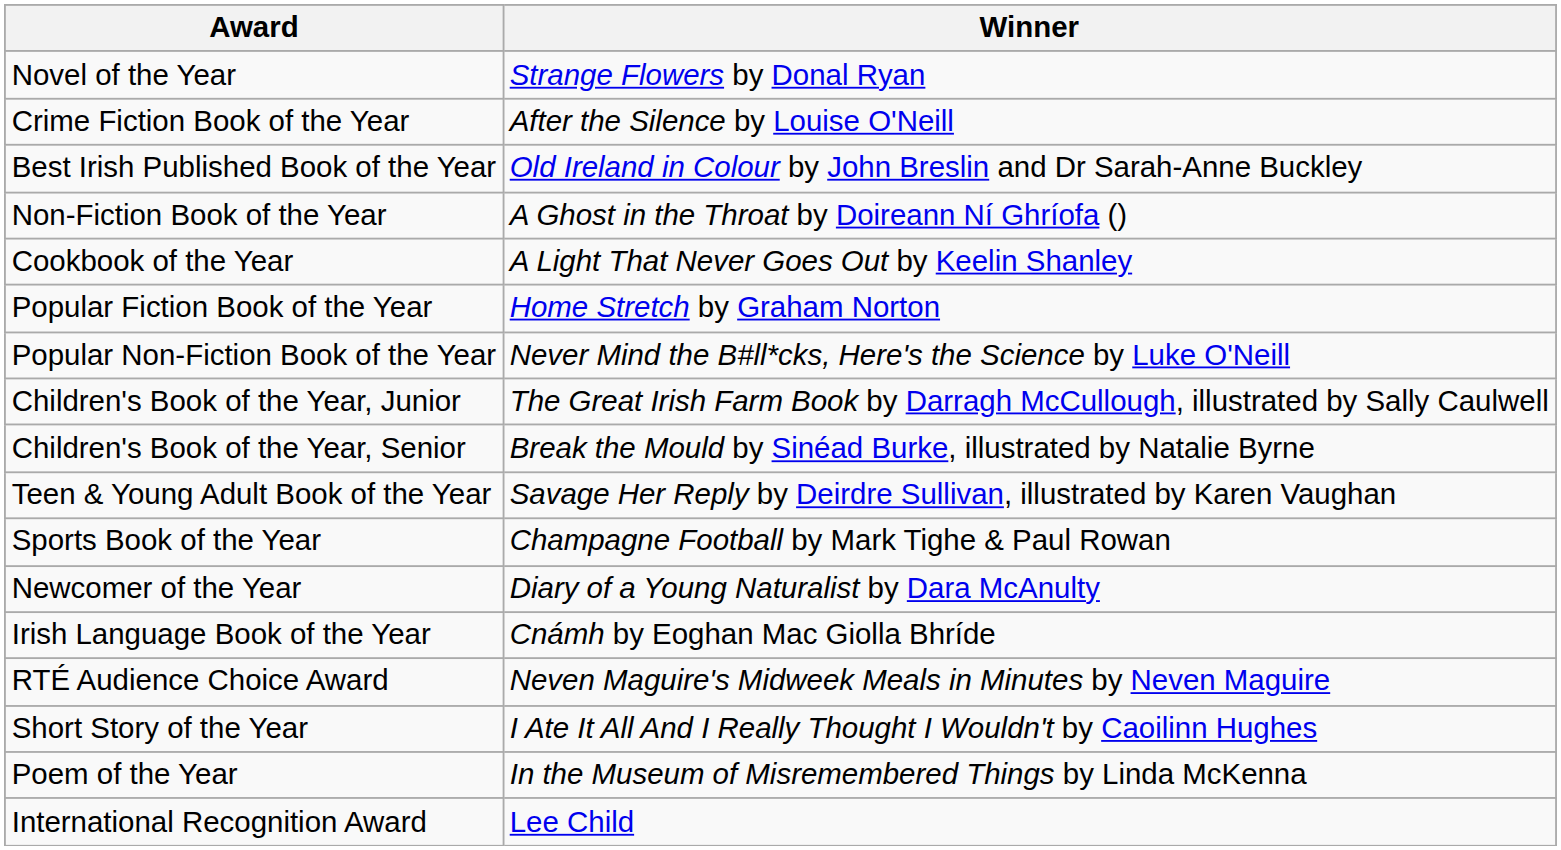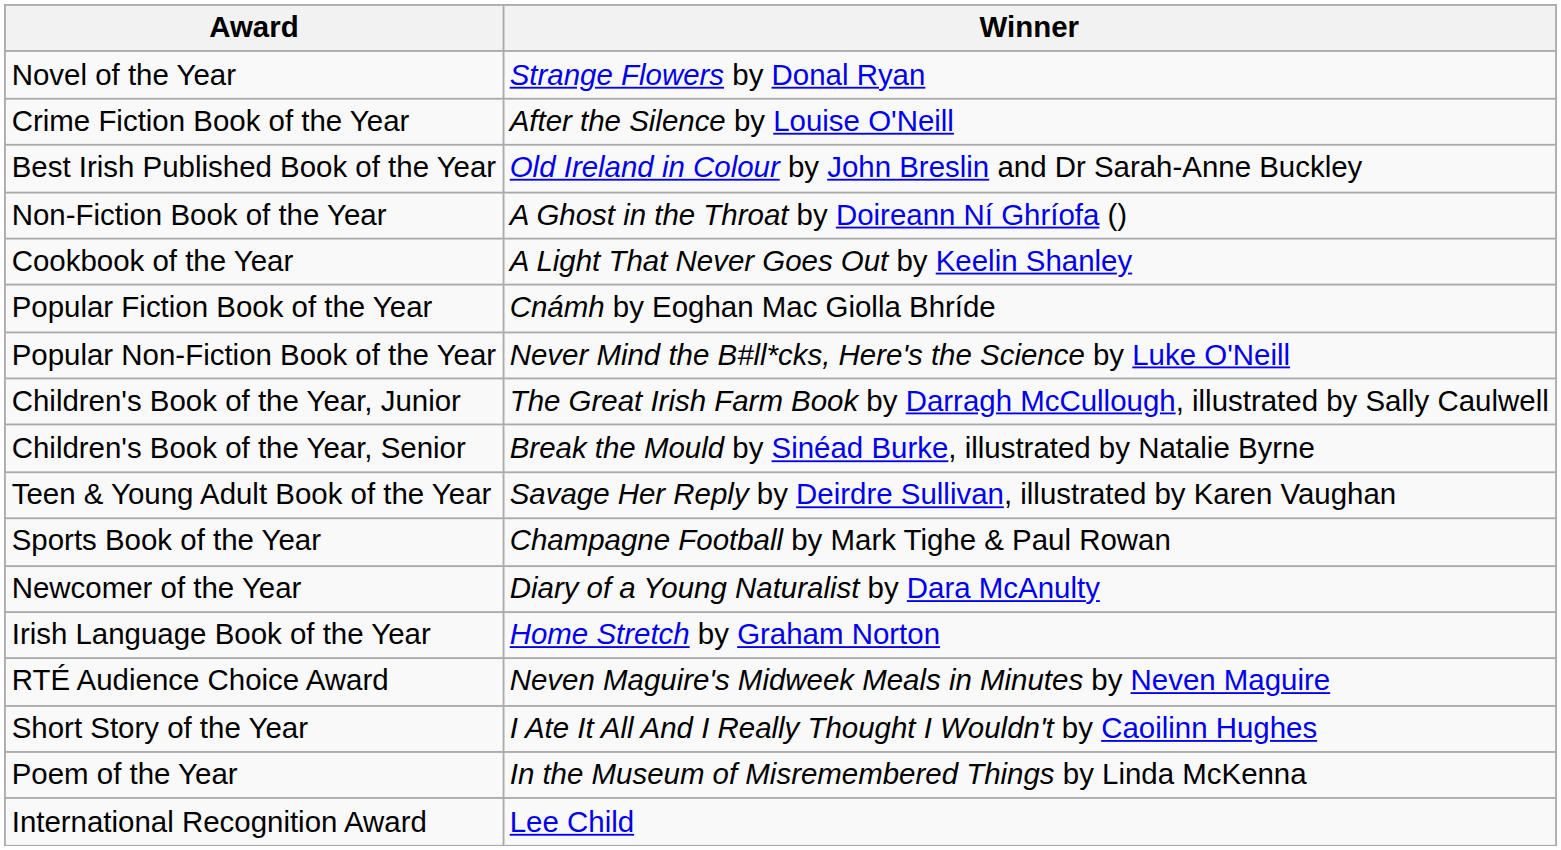(725, 307) Home Stretch by Graham Norton -> (753, 307) Cnámh by Eoghan Mac Giolla Bhríde
(753, 634) Cnámh by Eoghan Mac Giolla Bhríde -> (725, 634) Home Stretch by Graham Norton
